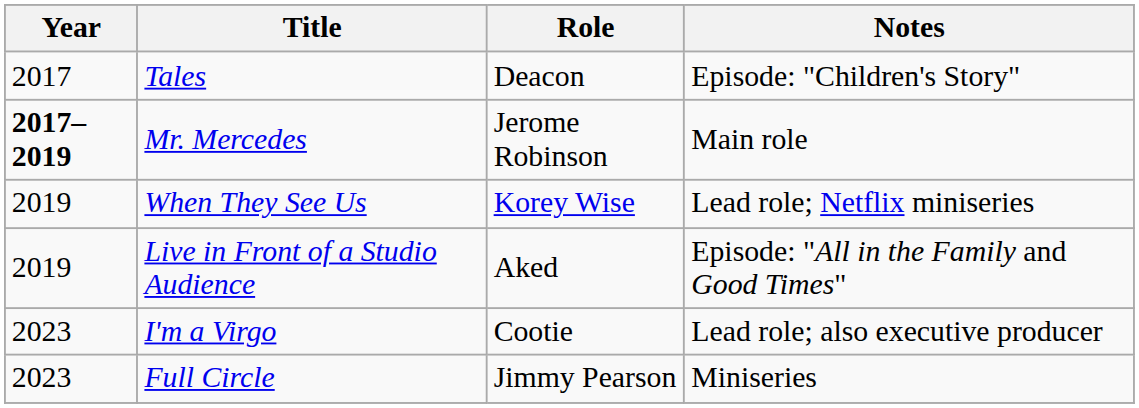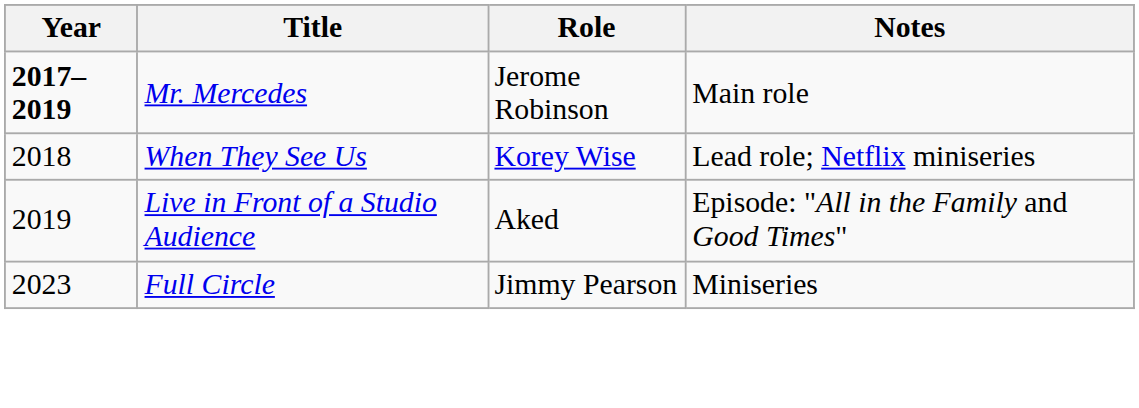- row: (175, 75)
(42, 203) 2019 -> (42, 155) 2018
- row: (210, 331)
